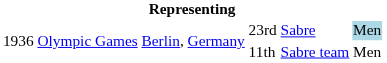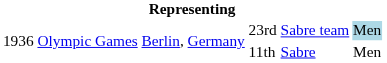(298, 30) Sabre -> (315, 30) Sabre team
(315, 51) Sabre team -> (298, 51) Sabre
